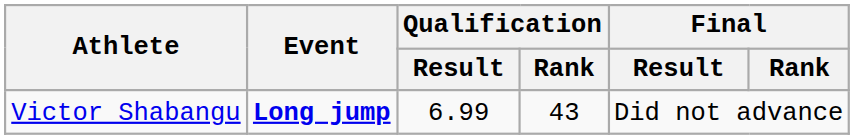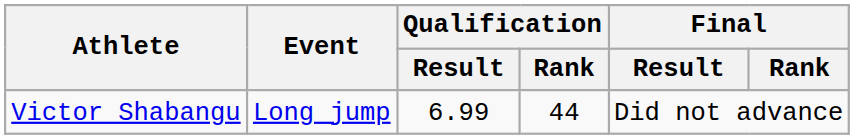(322, 112) bold -> (322, 112) normal
(564, 112) 43 -> (564, 112) 44
